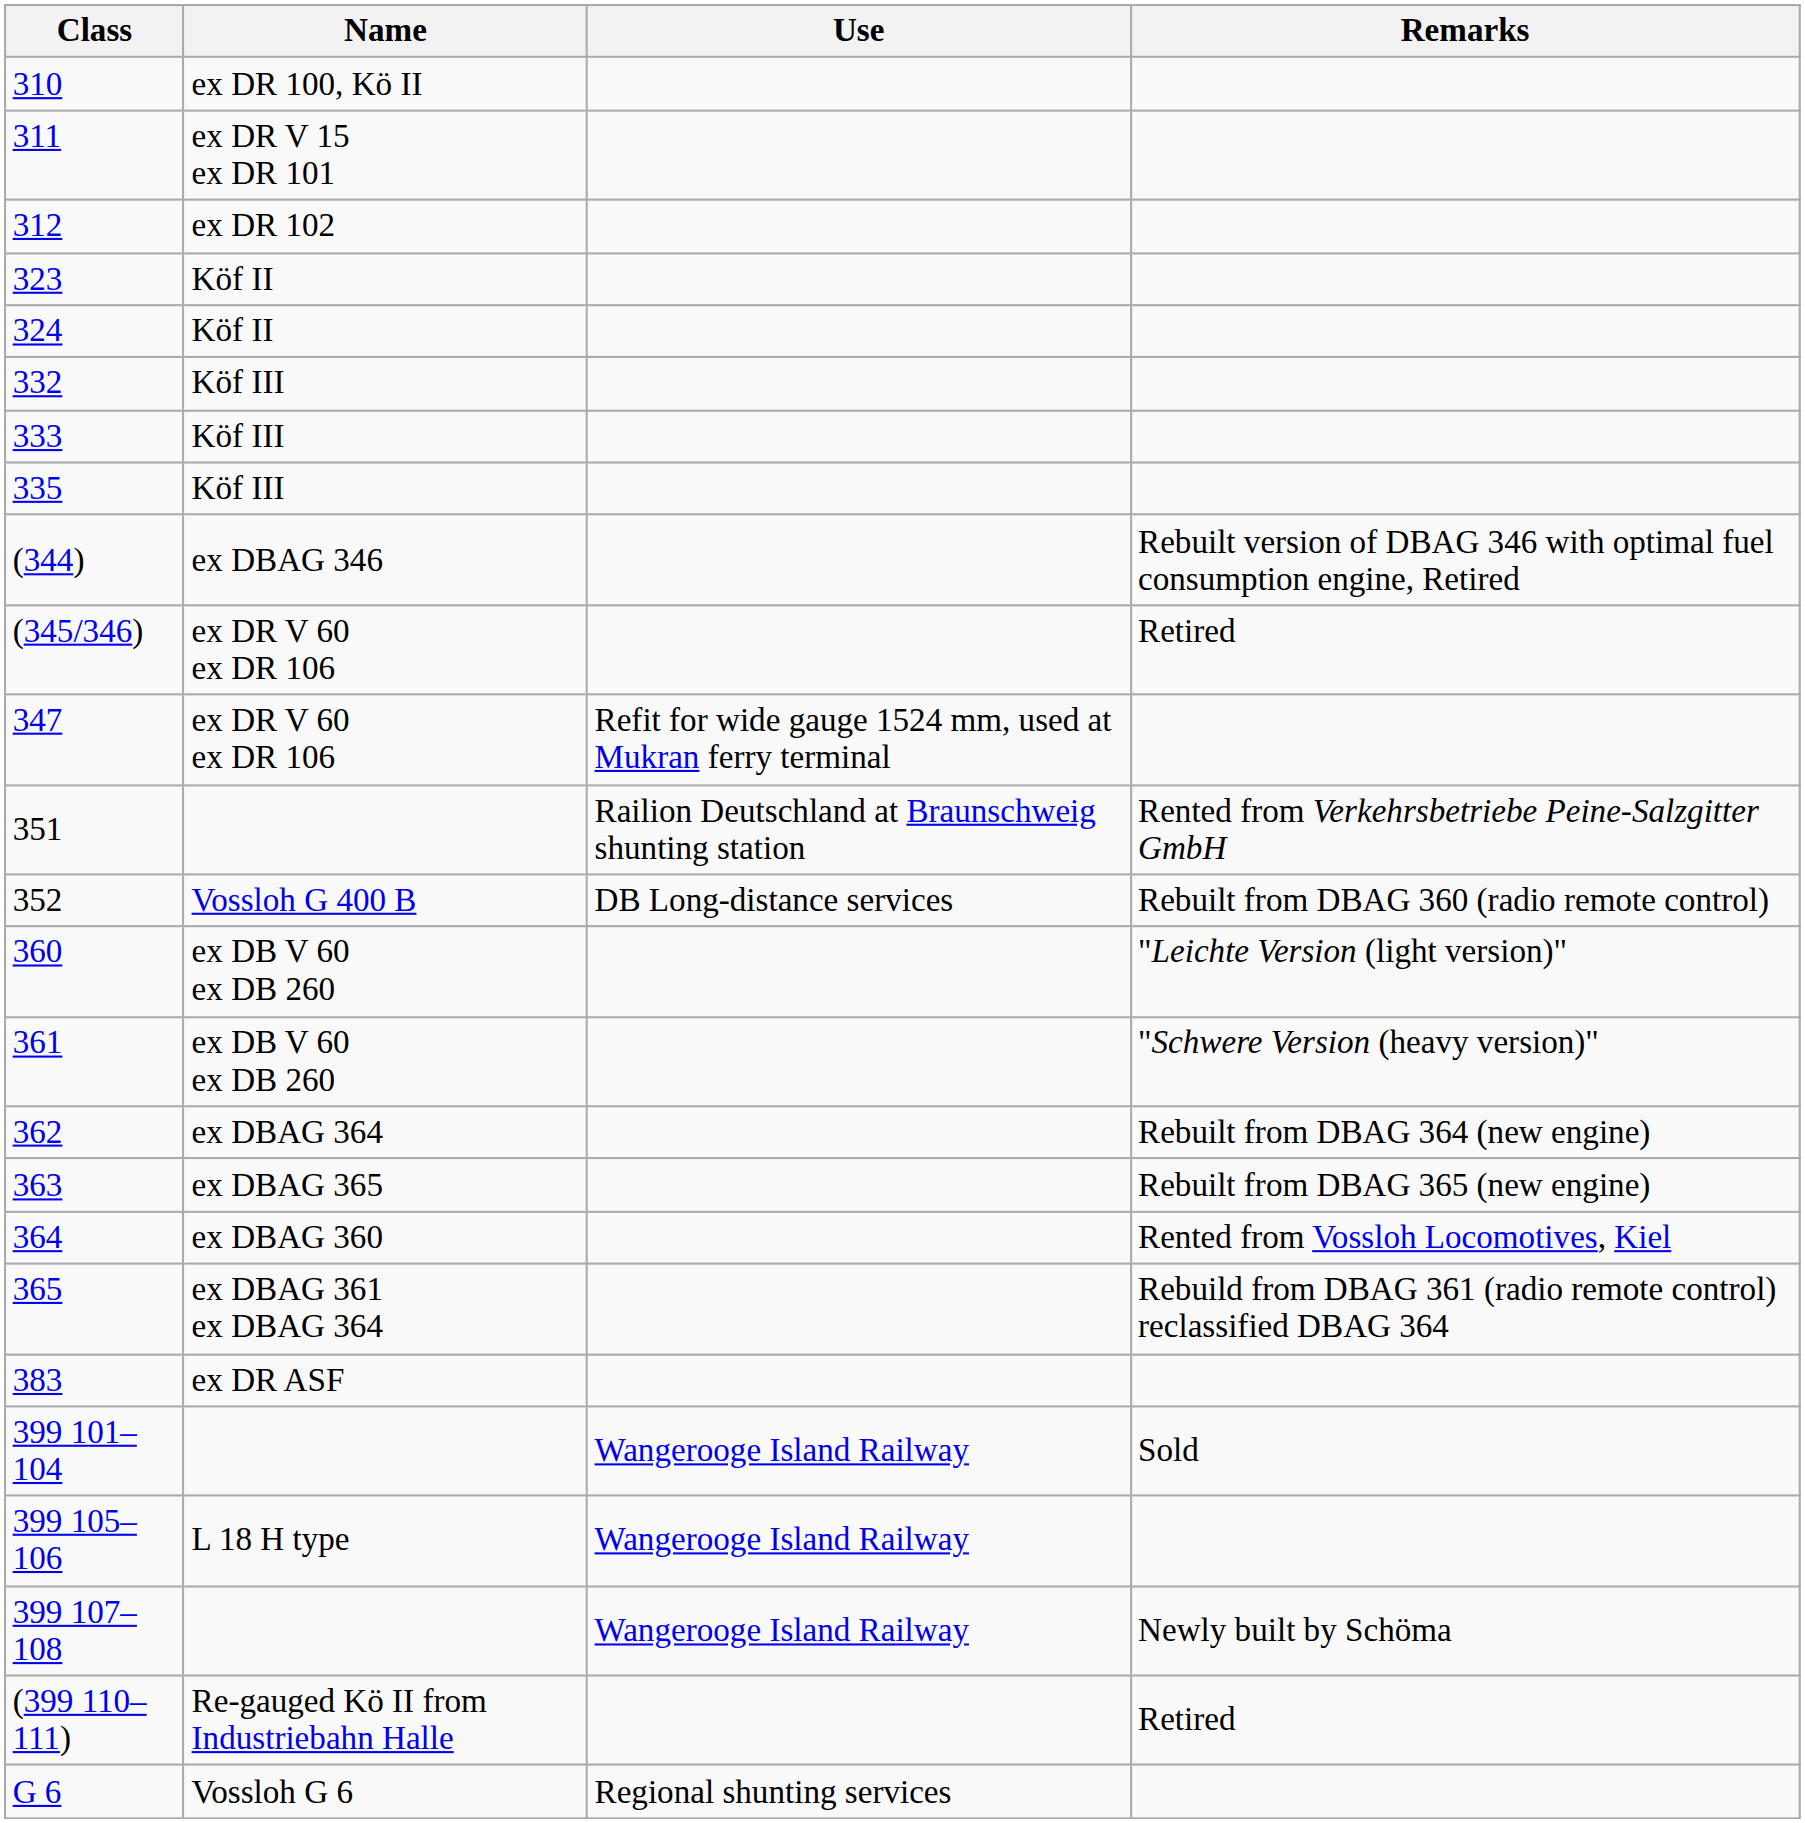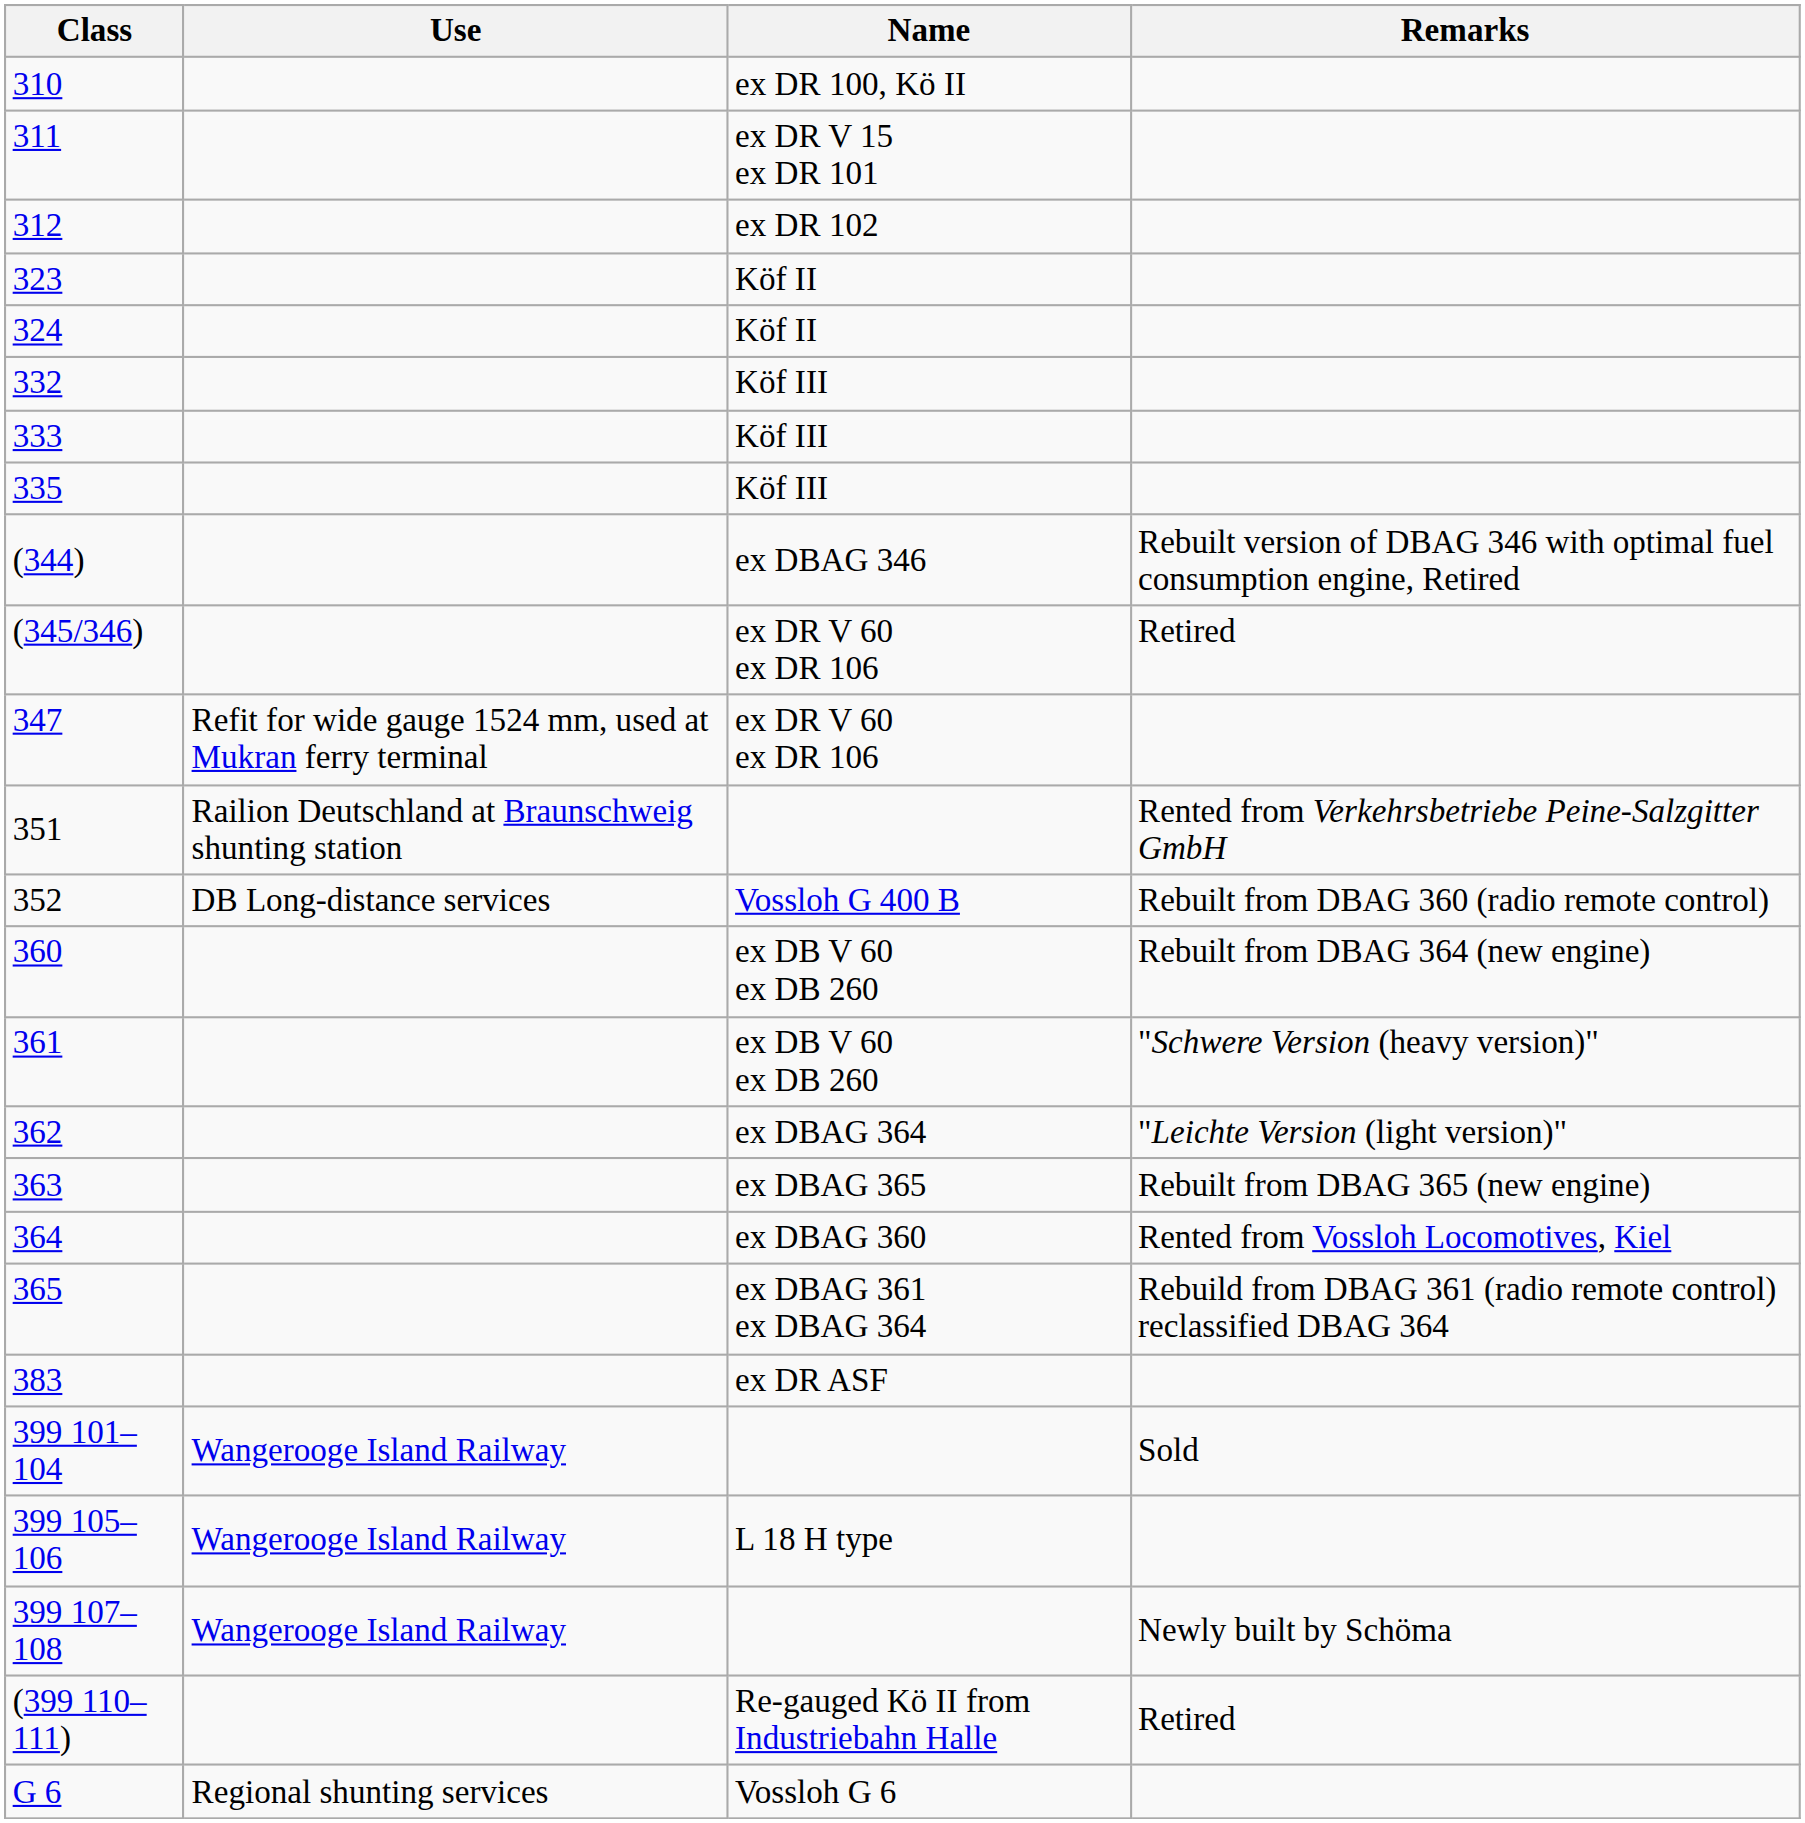columns swapped: (385, 30) <-> (859, 30)
(1353, 952) "Leichte Version (light version)" -> (1394, 952) Rebuilt from DBAG 364 (new engine)
(1394, 1132) Rebuilt from DBAG 364 (new engine) -> (1353, 1132) "Leichte Version (light version)"
